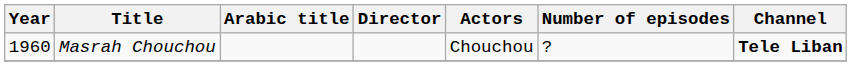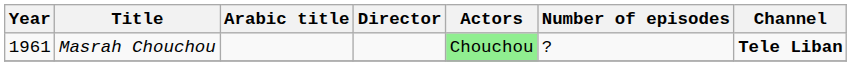(30, 47) 1960 -> (30, 47) 1961
(492, 47) no background -> (492, 47) lightgreen background
